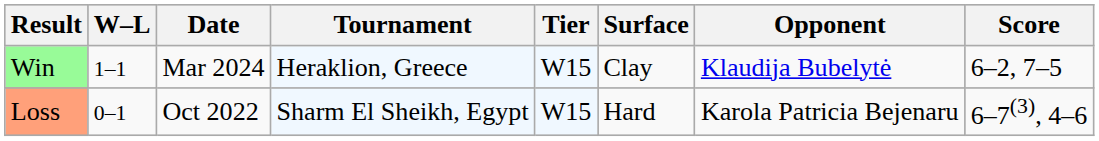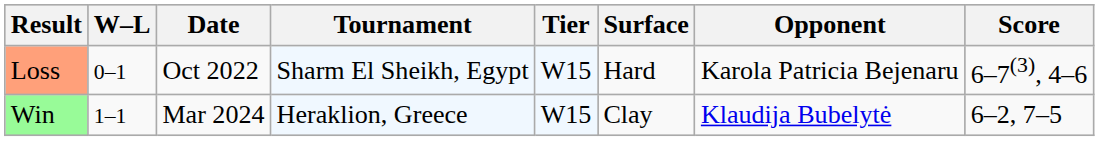rows swapped: (35, 111) <-> (33, 66)
